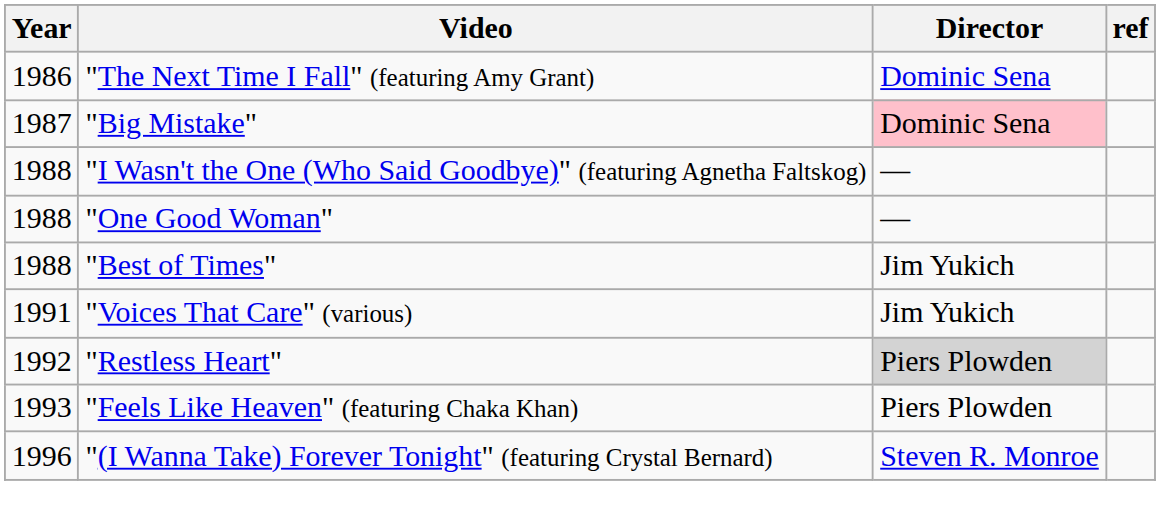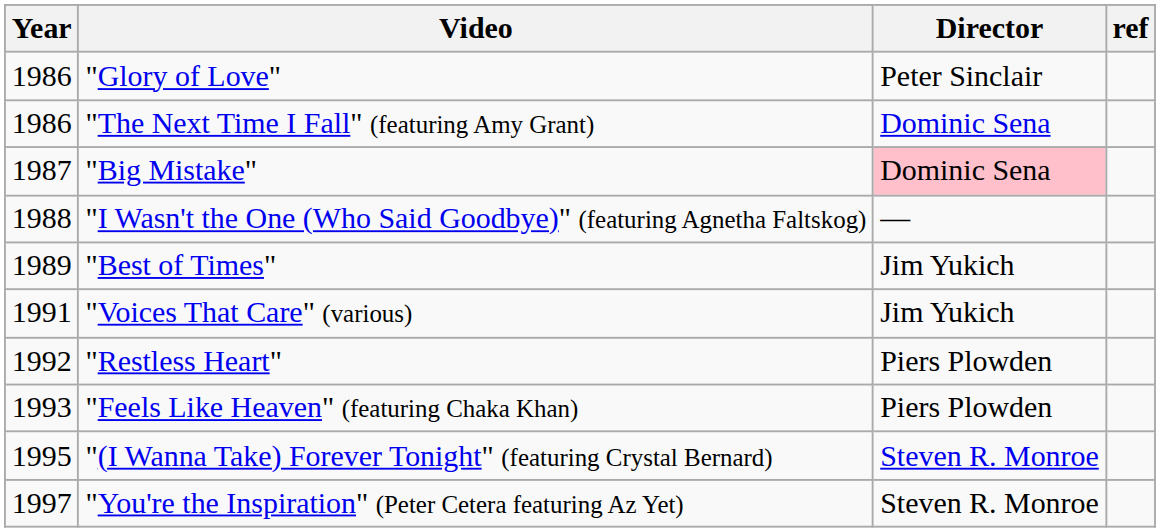+ row: (183, 75)
- row: (209, 218)
(42, 265) 1988 -> (42, 265) 1989
(966, 360) lightgrey background -> (966, 360) no background
(42, 455) 1996 -> (42, 455) 1995
+ row: (385, 502)
